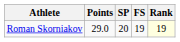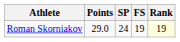(123, 29) 20 -> (123, 29) 24
